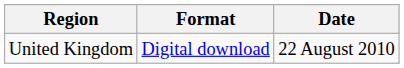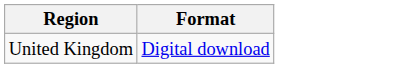- column: (337, 19)
